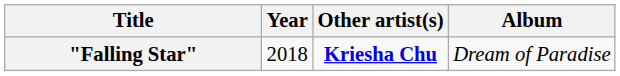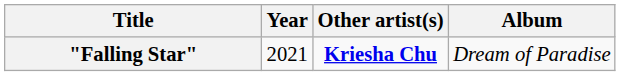(287, 53) 2018 -> (287, 53) 2021
